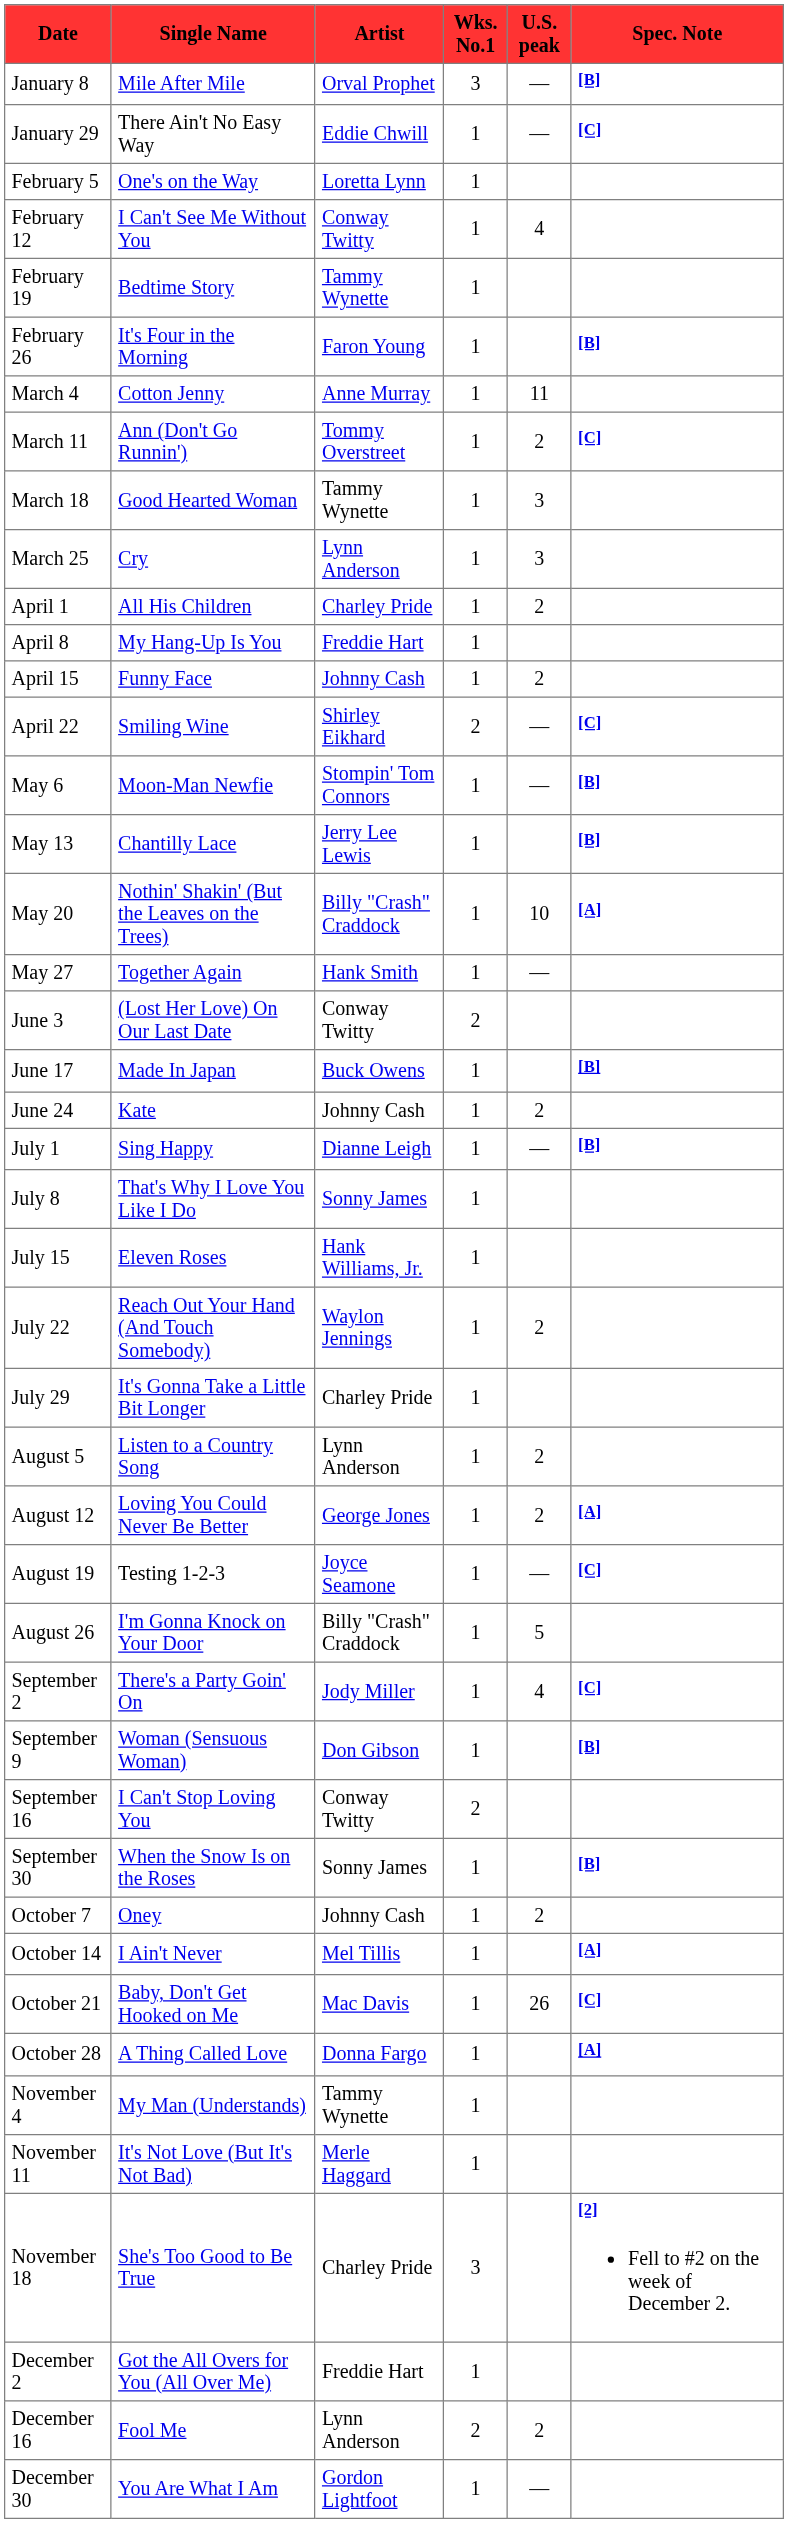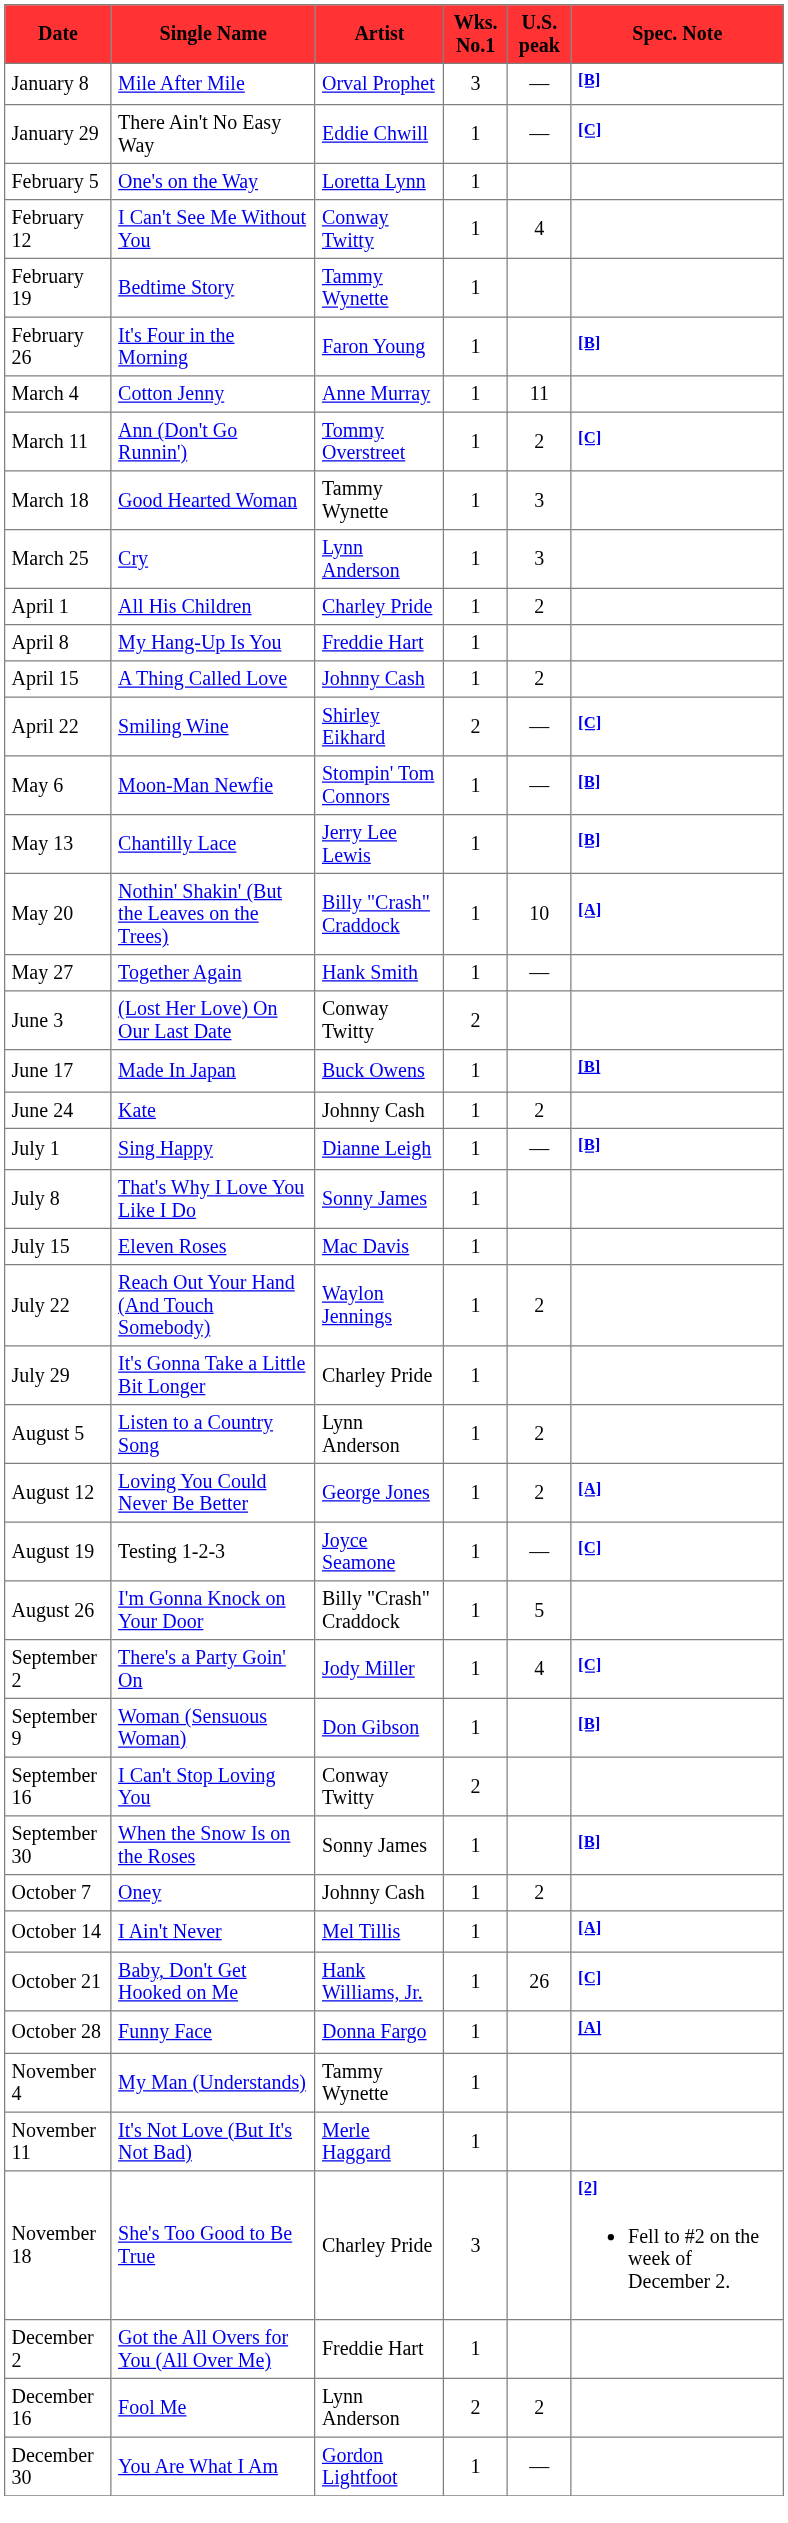(165, 679) Funny Face -> (203, 679) A Thing Called Love
(372, 1257) Hank Williams, Jr. -> (366, 1246) Mac Davis
(366, 2004) Mac Davis -> (372, 1981) Hank Williams, Jr.
(203, 2054) A Thing Called Love -> (165, 2031) Funny Face
